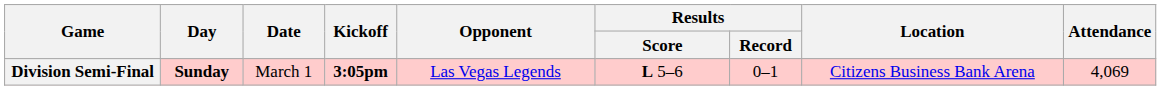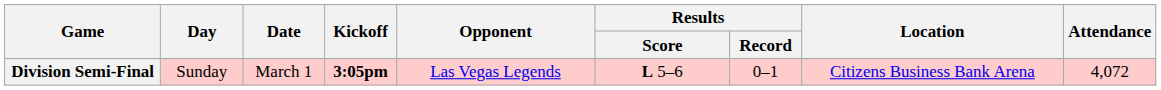(202, 71) bold -> (202, 71) normal
(1110, 71) 4,069 -> (1110, 71) 4,072
